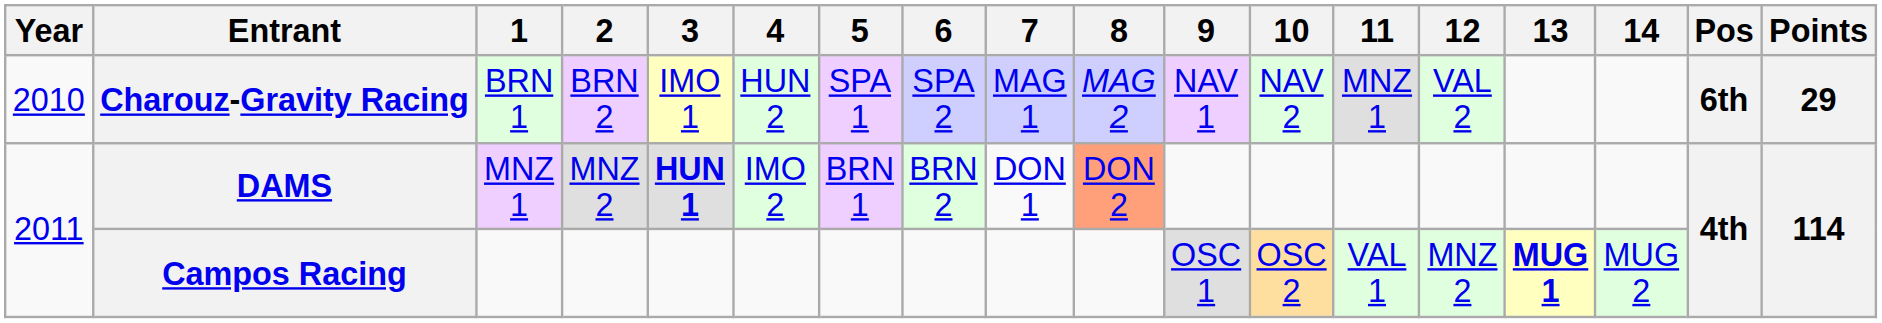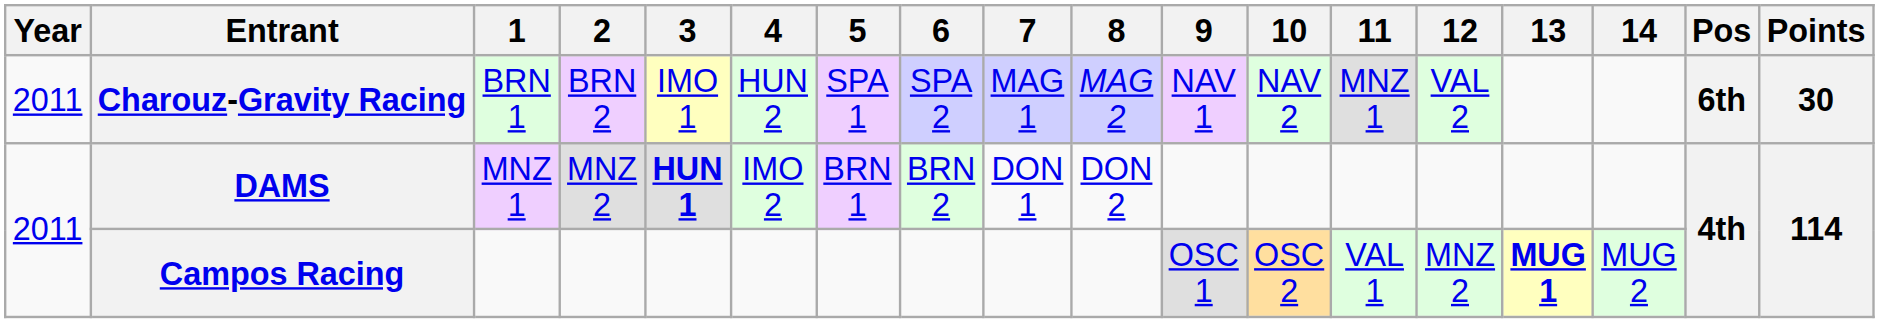(49, 99) 2010 -> (48, 99) 2011
(1819, 99) 29 -> (1816, 99) 30
(1119, 186) lightsalmon background -> (1116, 186) no background
